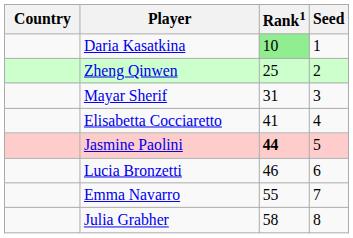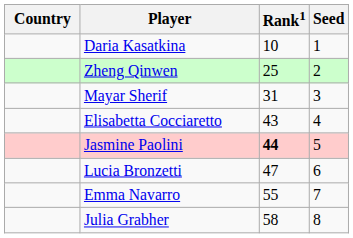(270, 46) lightgreen background -> (270, 46) no background
(270, 120) 41 -> (270, 120) 43
(270, 170) 46 -> (270, 170) 47
